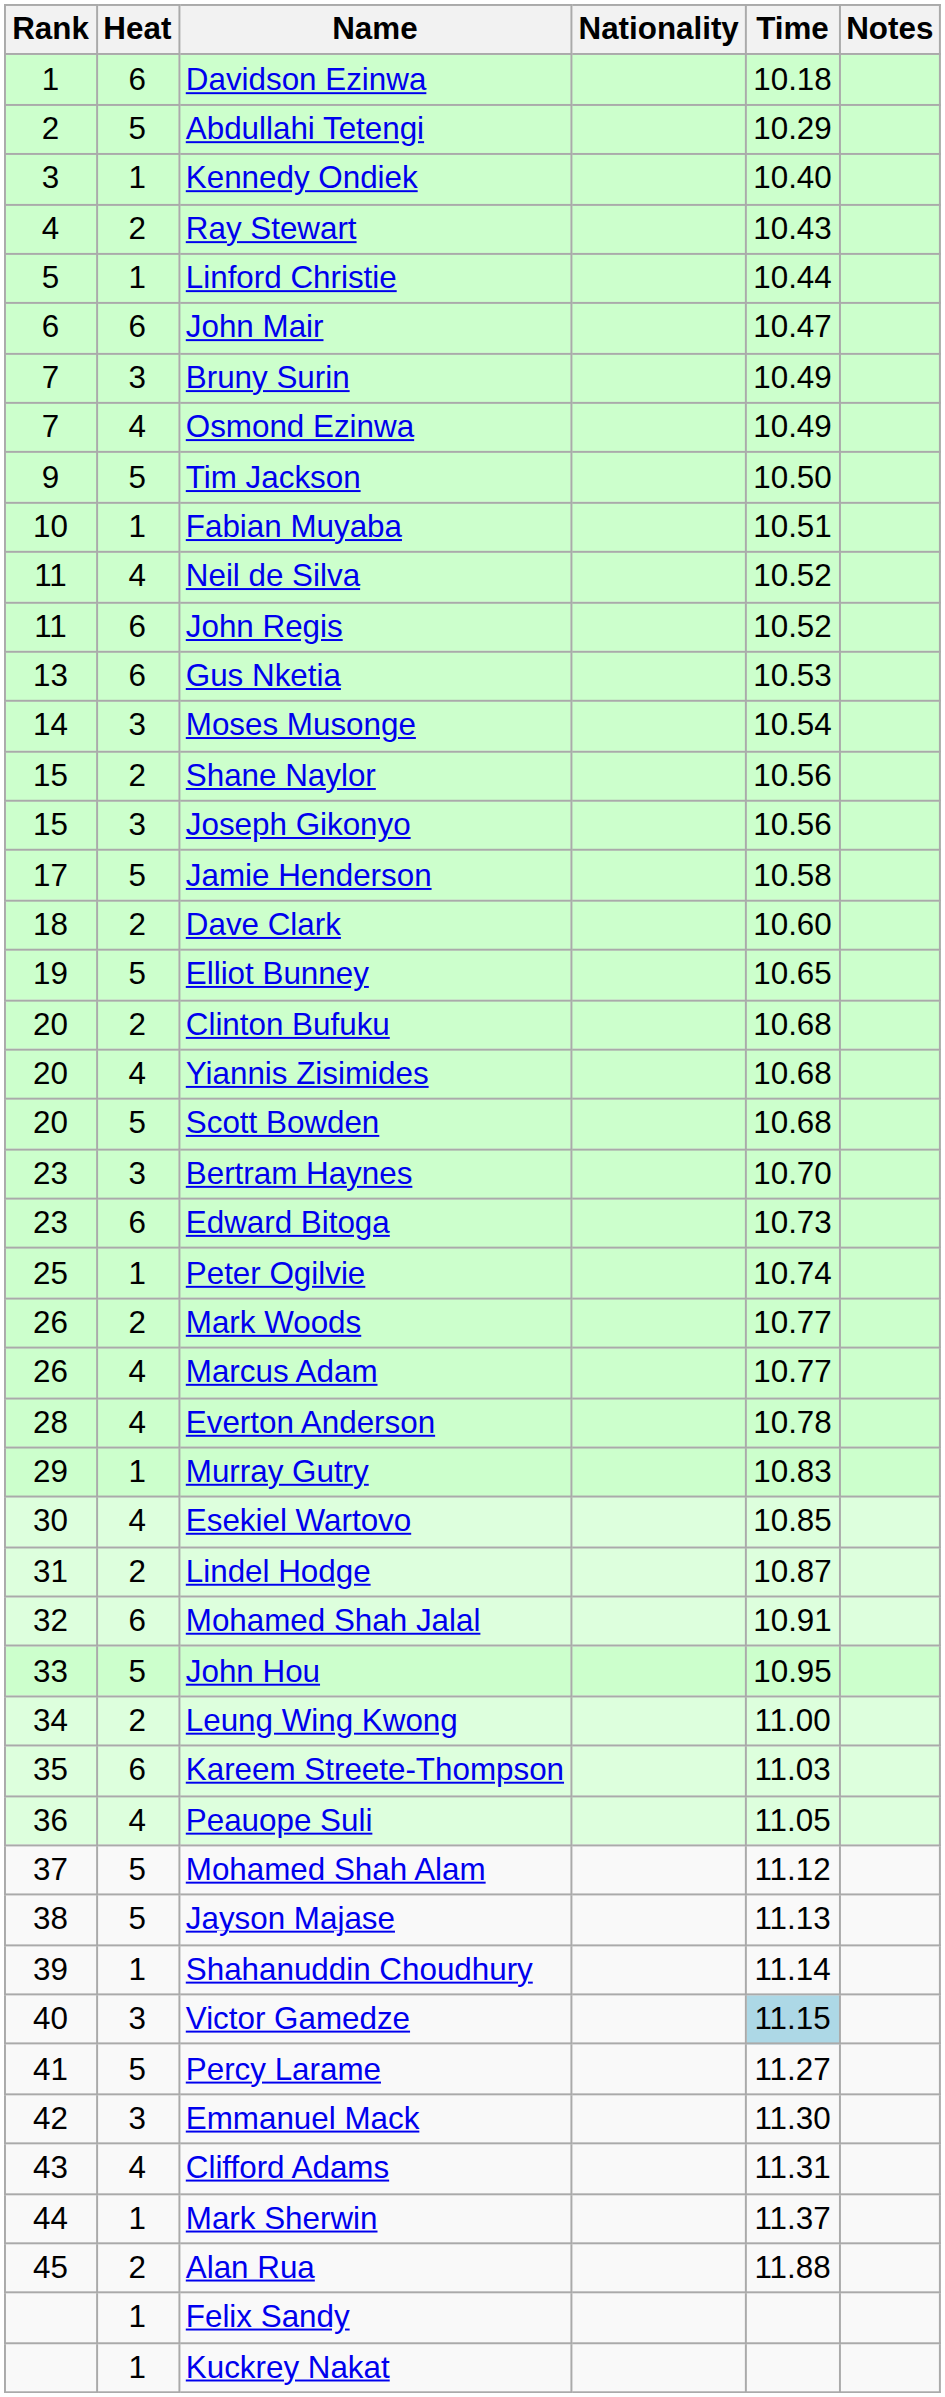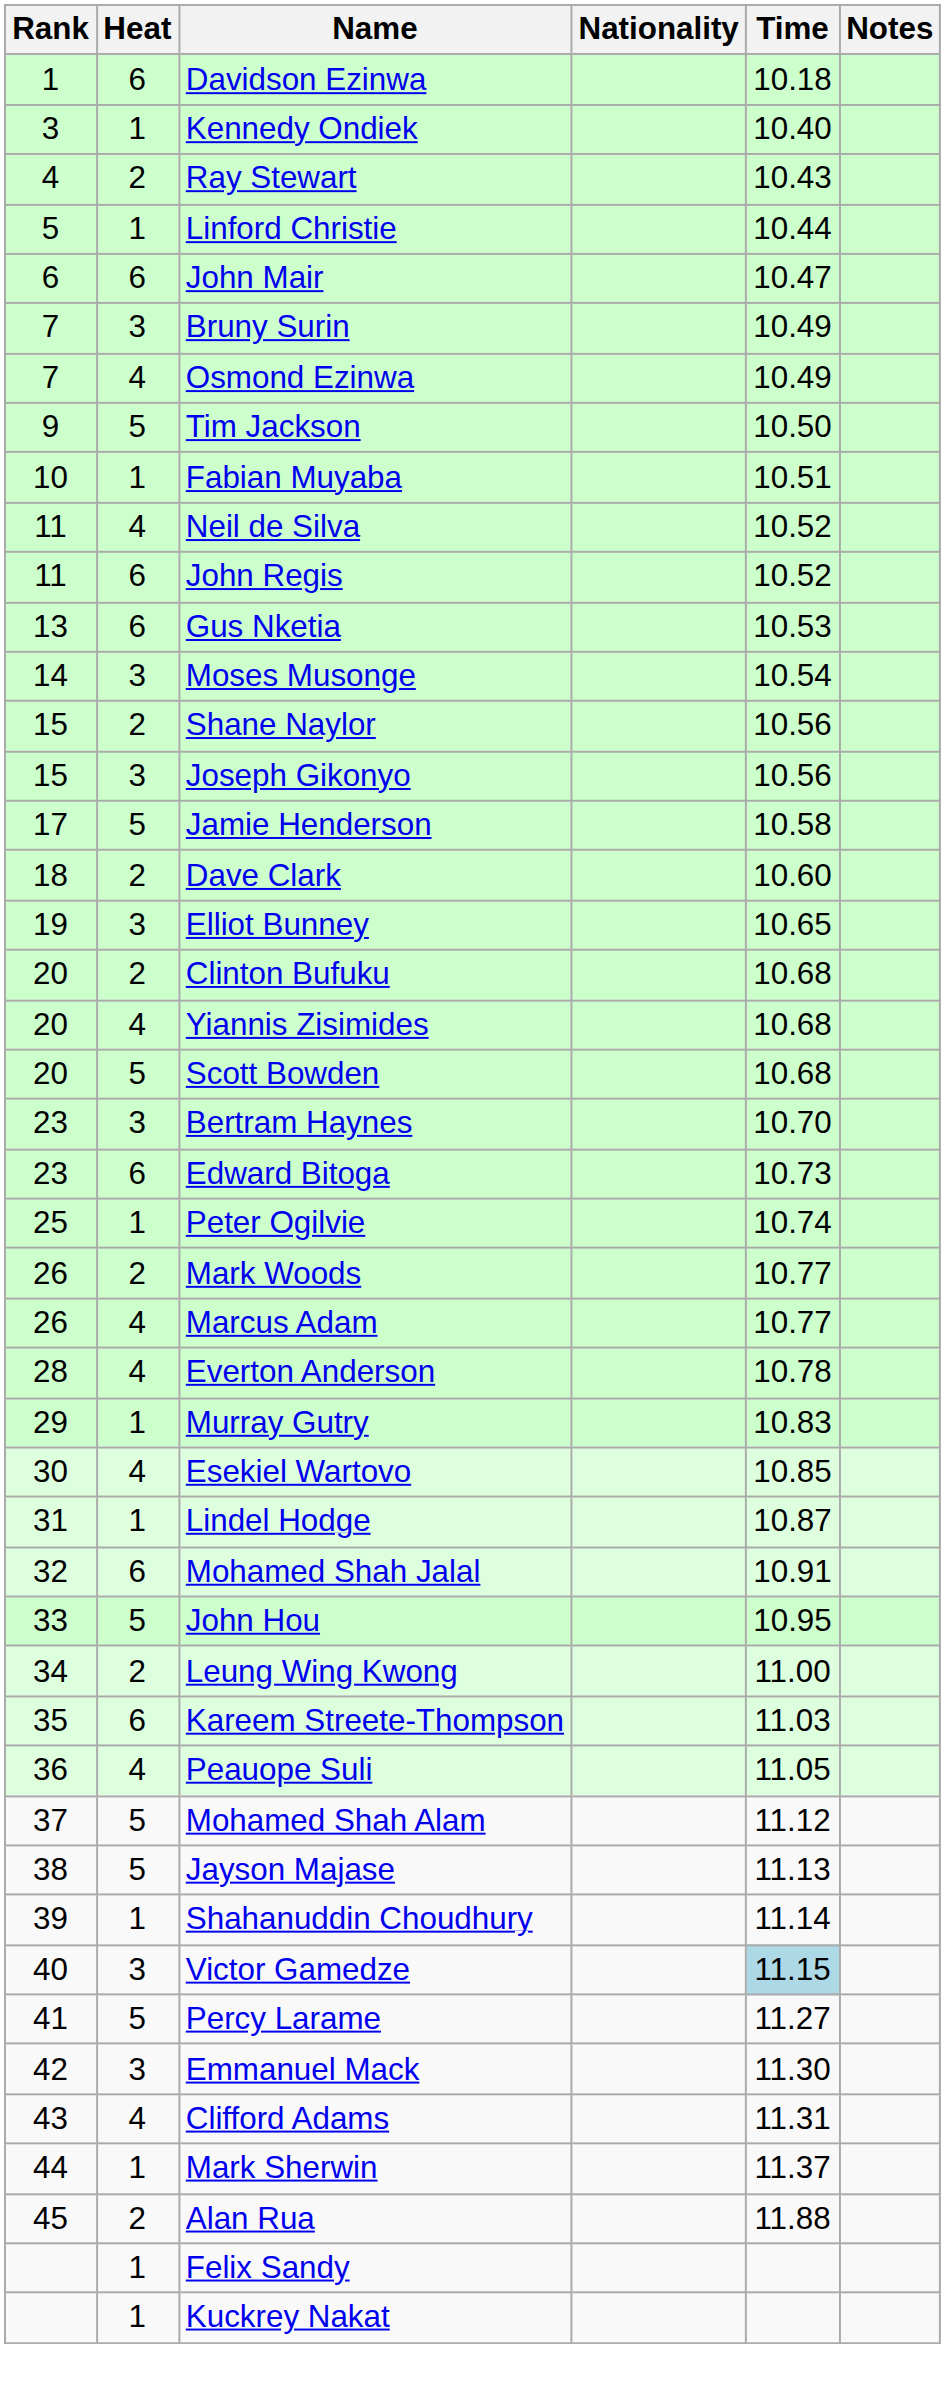- row: (305, 128)
(137, 974) 5 -> (137, 924) 3
(137, 1571) 2 -> (137, 1521) 1
